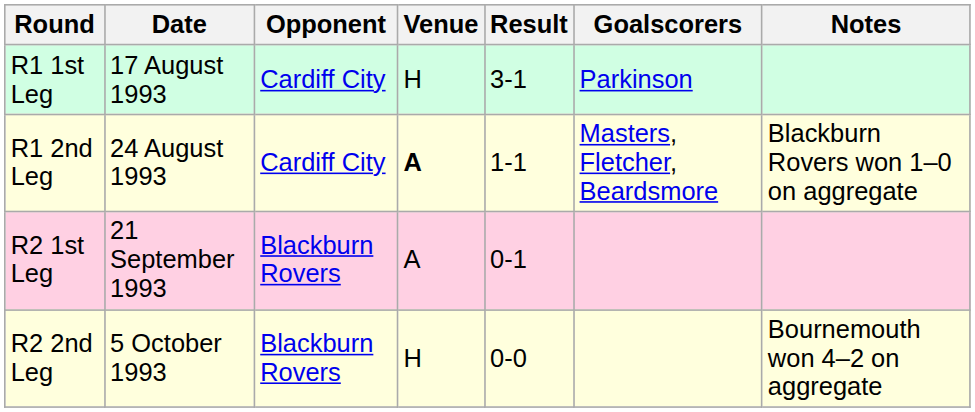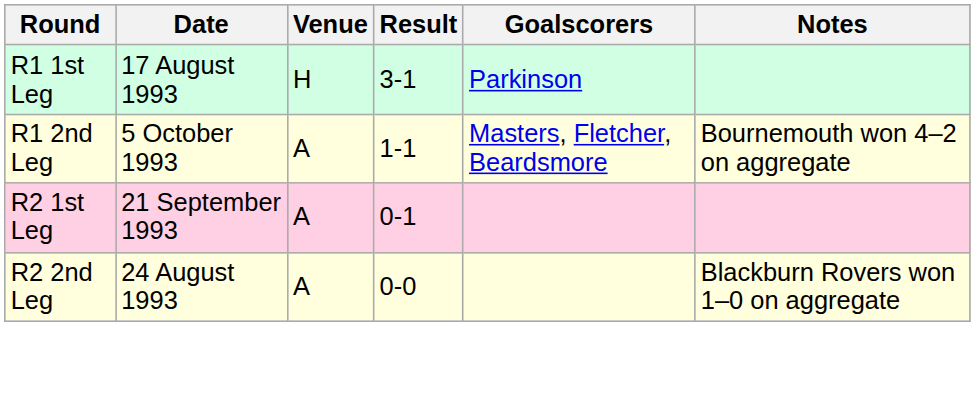- column: (326, 24)
(167, 162) 24 August 1993 -> (177, 148) 5 October 1993
(413, 162) bold -> (301, 148) normal
(860, 162) Blackburn Rovers won 1–0 on aggregate -> (829, 148) Bournemouth won 4–2 on aggregate
(166, 357) 5 October 1993 -> (178, 286) 24 August 1993
(413, 357) H -> (301, 286) A
(844, 357) Bournemouth won 4–2 on aggregate -> (828, 286) Blackburn Rovers won 1–0 on aggregate
